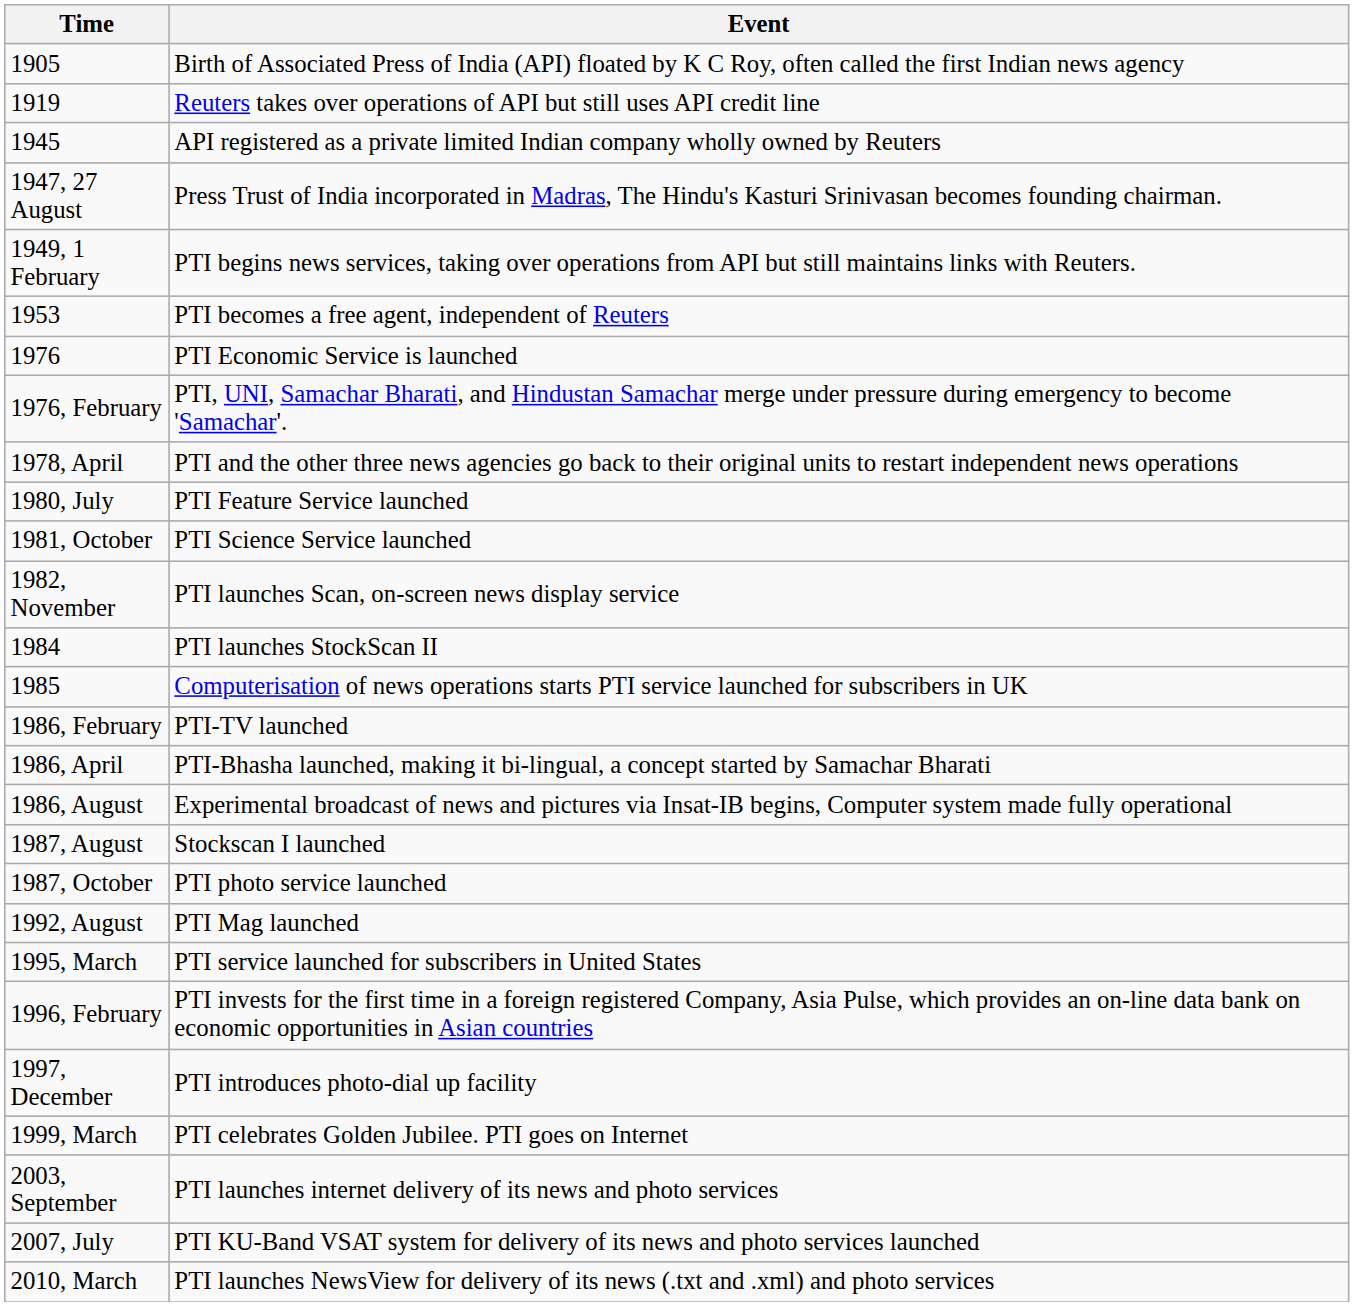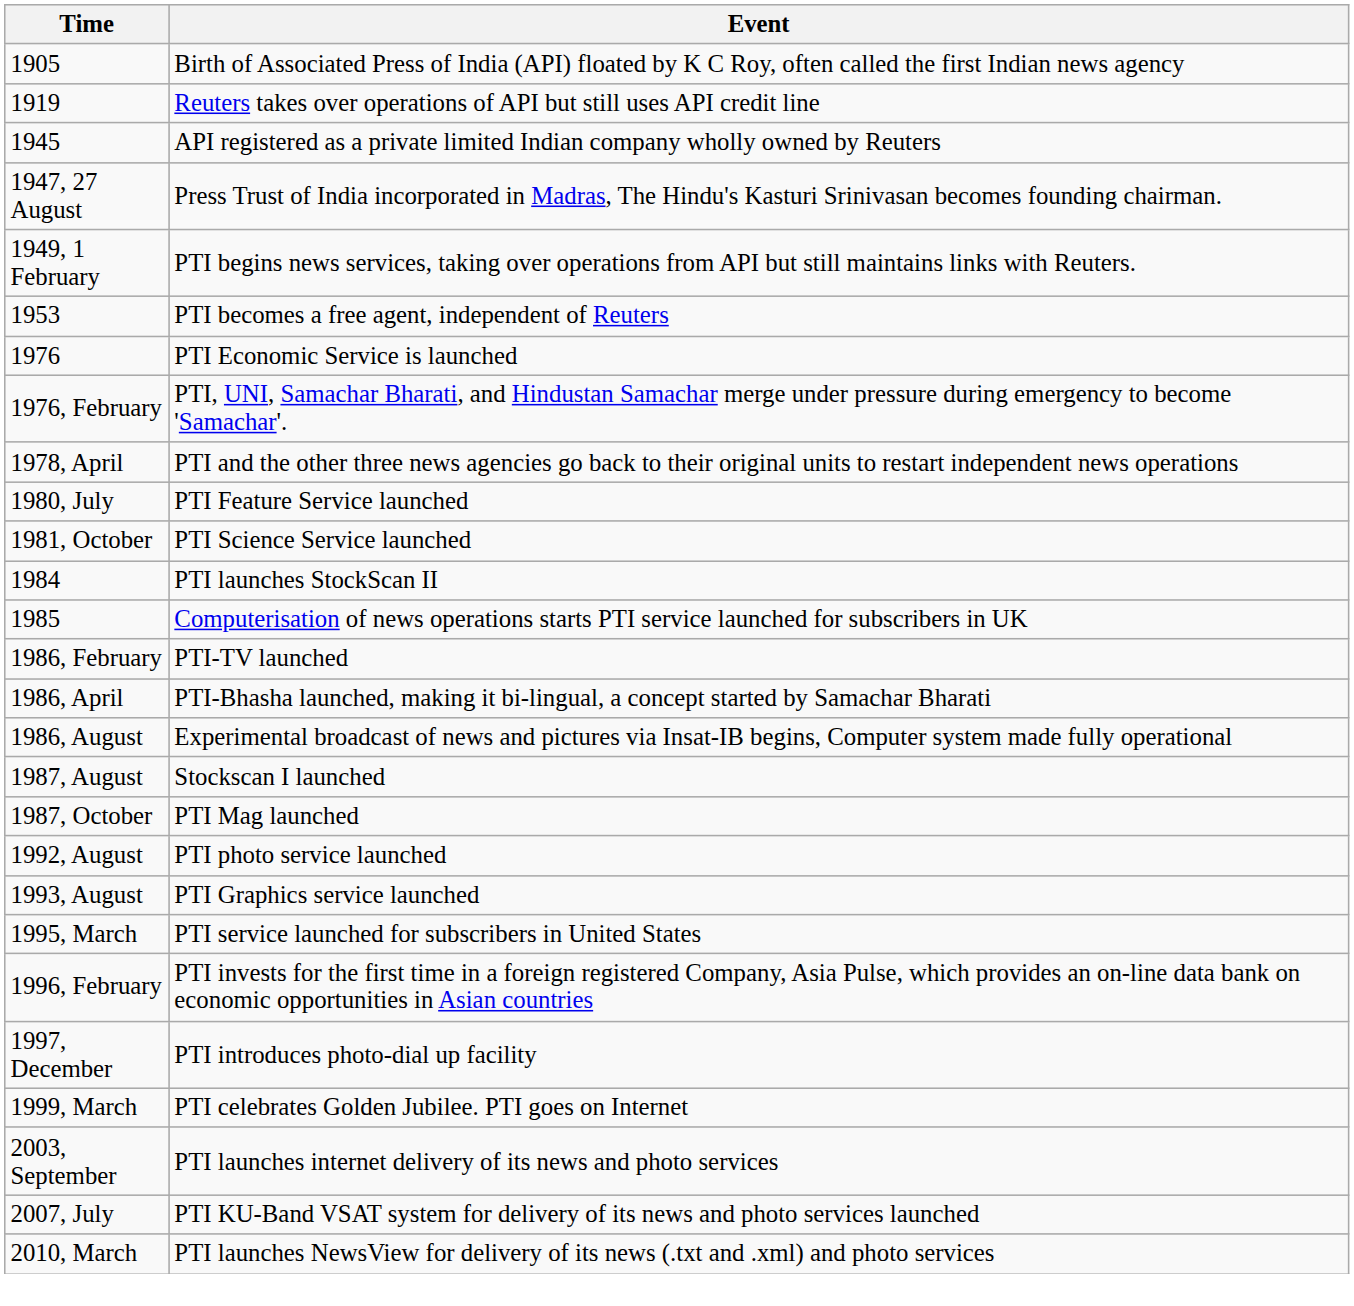- row: (63, 593)
(310, 883) PTI photo service launched -> (267, 815) PTI Mag launched
(267, 922) PTI Mag launched -> (310, 855) PTI photo service launched
+ row: (77, 894)
